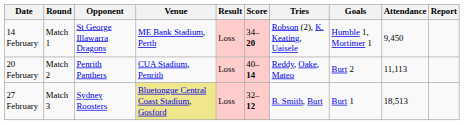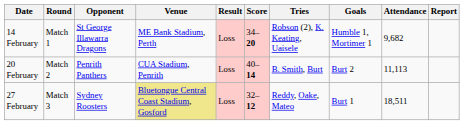(394, 38) 9,450 -> (394, 38) 9,682
(295, 69) Reddy, Oake, Mateo -> (297, 69) B. Smith, Burt
(297, 101) B. Smith, Burt -> (295, 101) Reddy, Oake, Mateo
(396, 101) 18,513 -> (396, 101) 18,511
